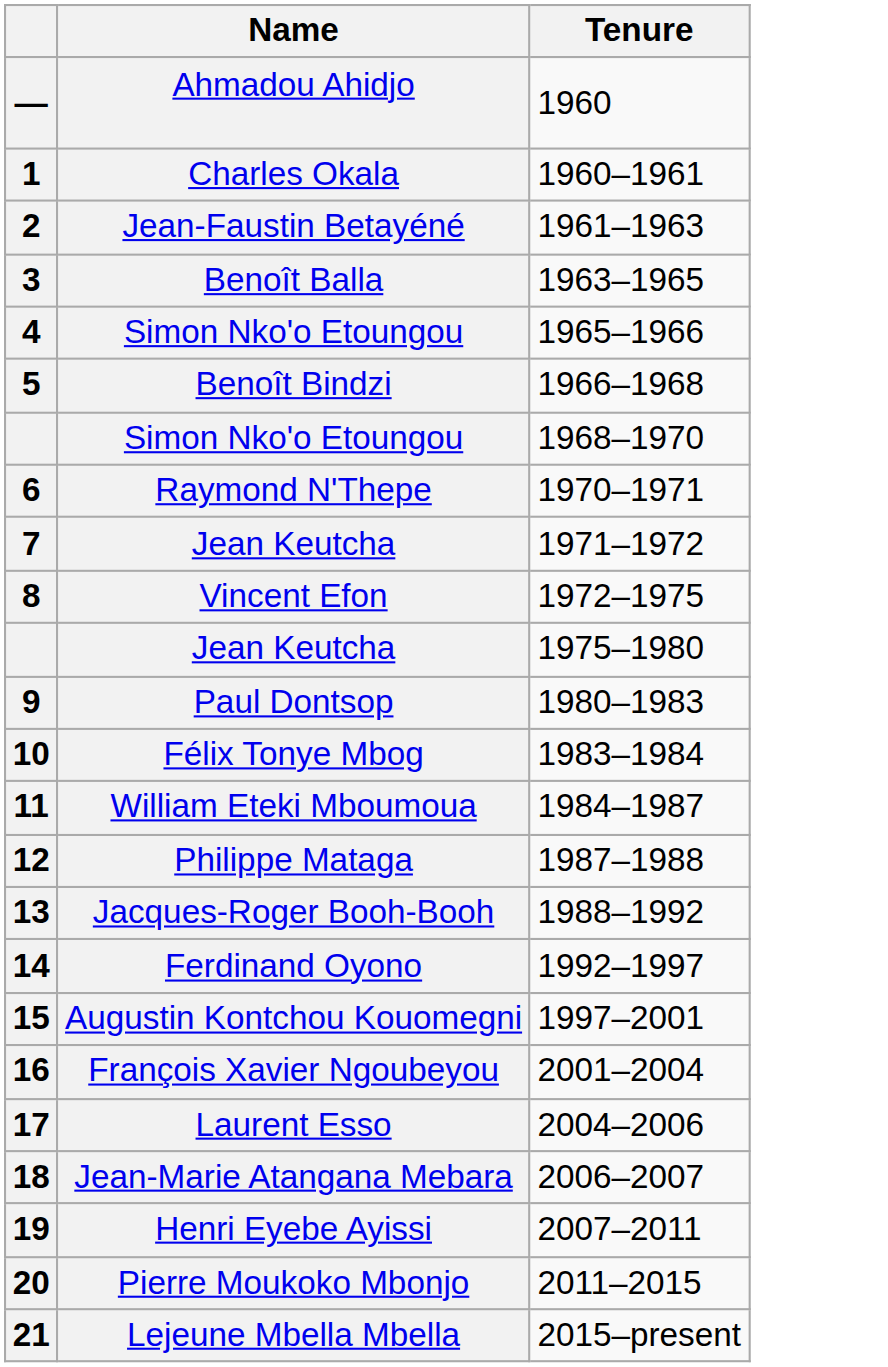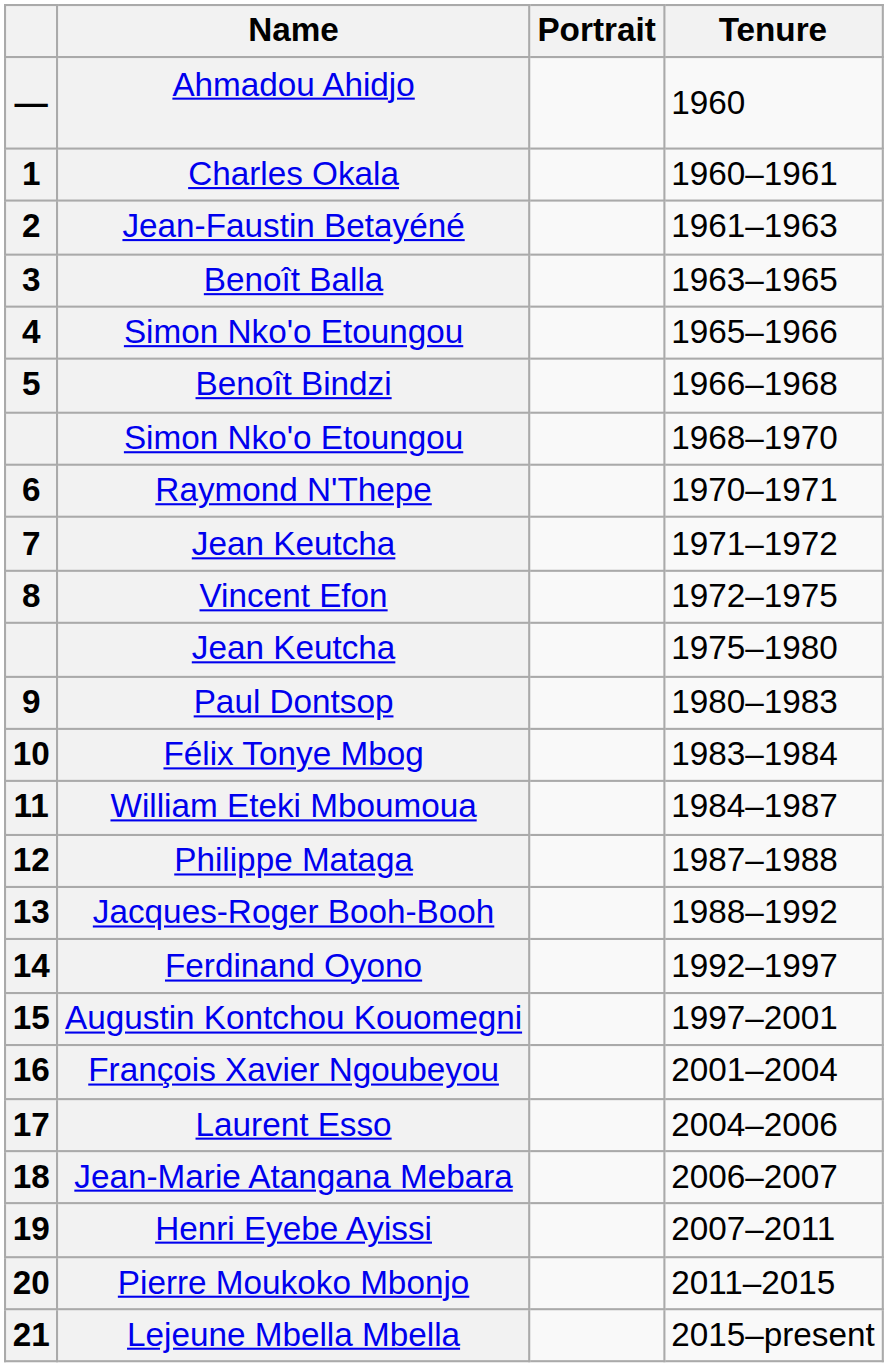+ column: (597, 30)
